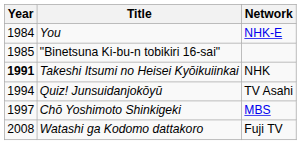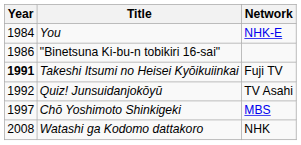(21, 52) 1985 -> (21, 52) 1986
(257, 71) NHK -> (264, 71) Fuji TV
(21, 91) 1994 -> (21, 91) 1992
(264, 129) Fuji TV -> (257, 129) NHK
